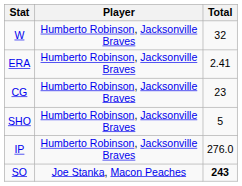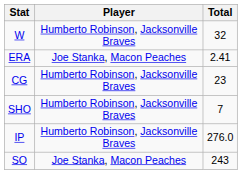(119, 64) Humberto Robinson, Jacksonville Braves -> (119, 58) Joe Stanka, Macon Peaches
(220, 121) 5 -> (220, 109) 7
(220, 172) bold -> (220, 160) normal
